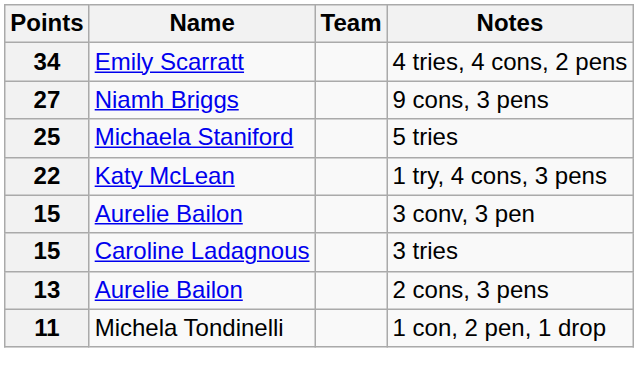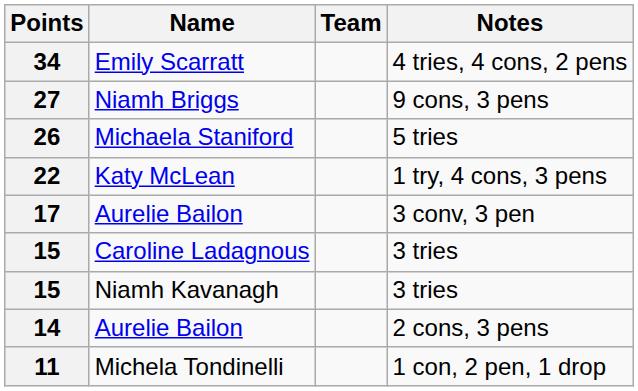(47, 137) 25 -> (47, 137) 26
(47, 213) 15 -> (47, 213) 17
+ row: (187, 289)
(47, 289) 13 -> (47, 328) 14
